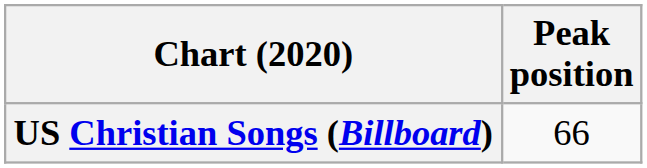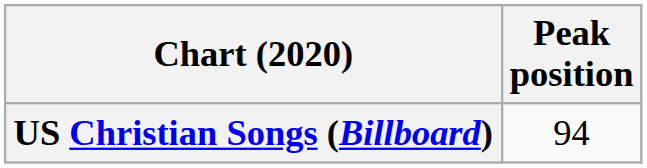(572, 132) 66 -> (572, 132) 94
